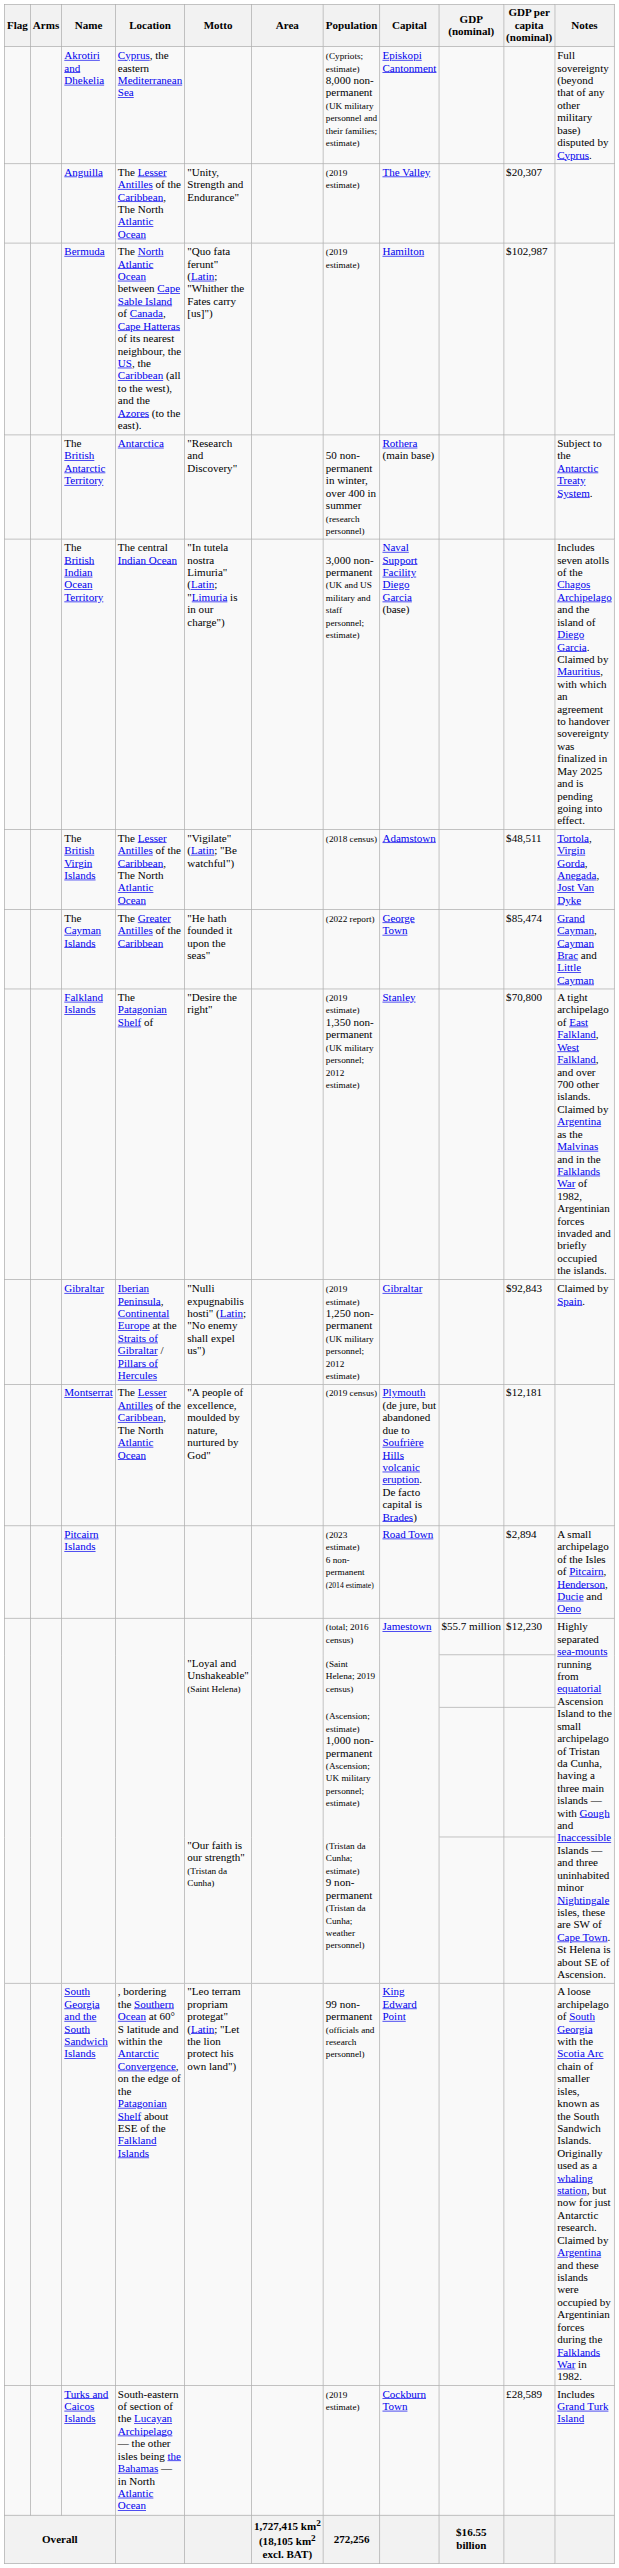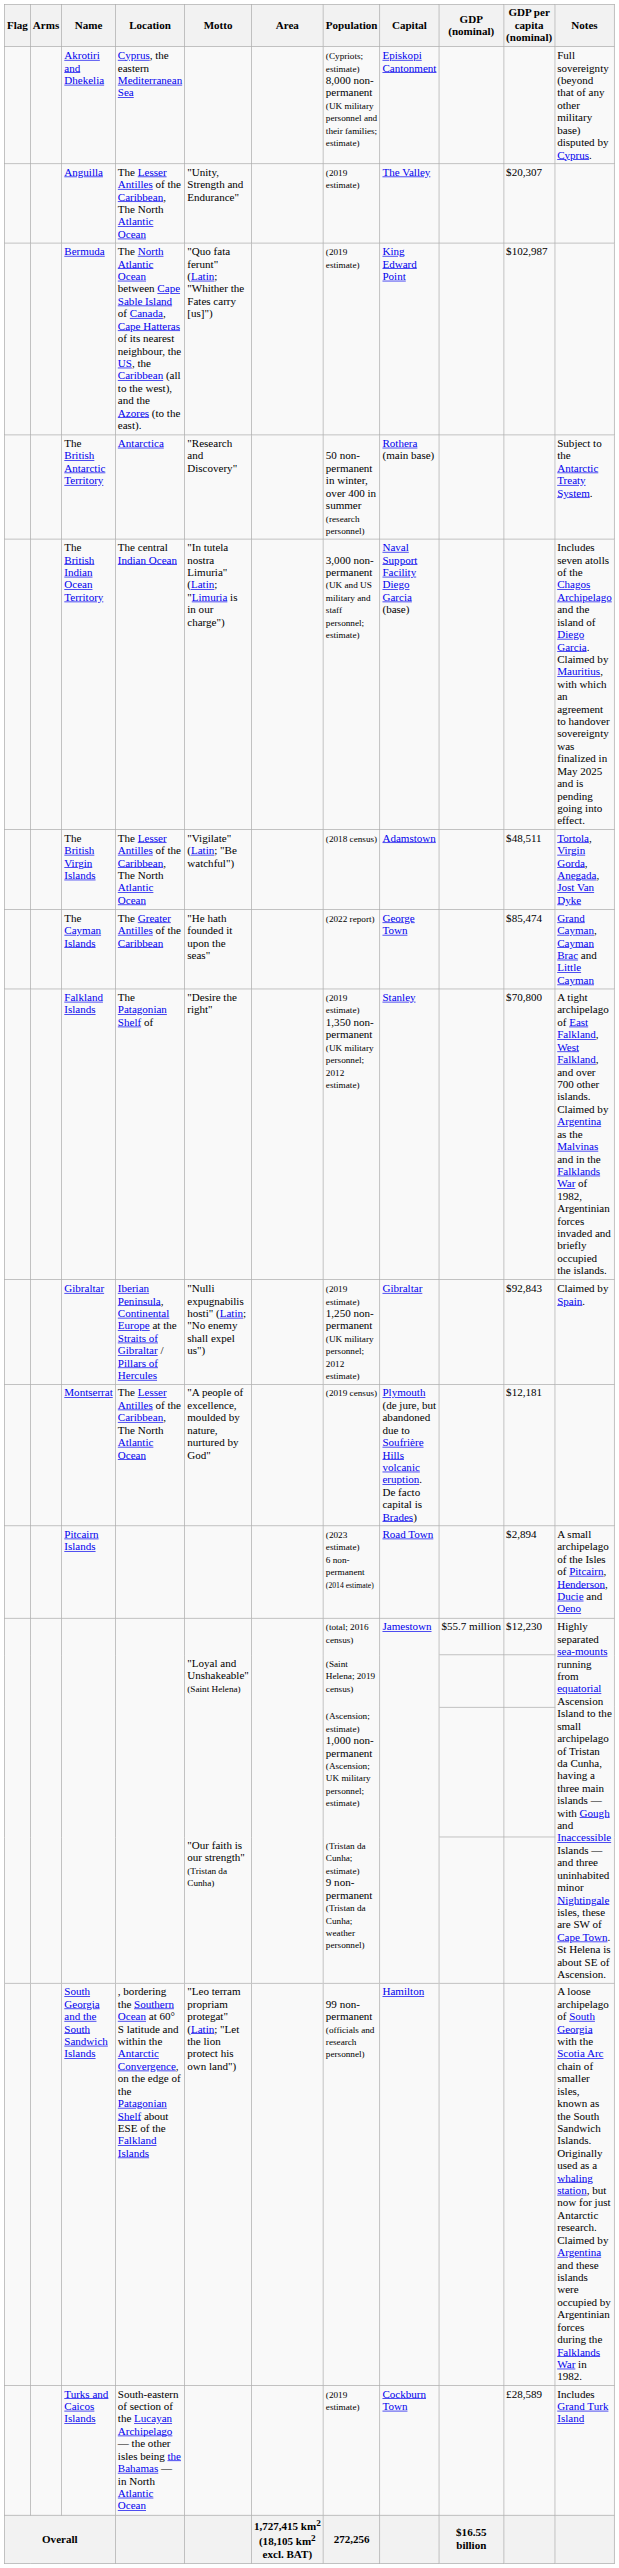(403, 252) Hamilton -> (400, 264) King Edward Point
(400, 2004) King Edward Point -> (403, 1992) Hamilton
